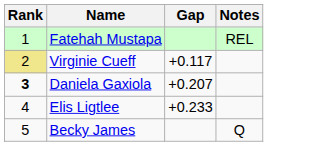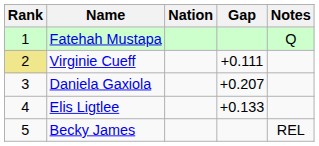+ column: (191, 15)
(239, 38) REL -> (291, 38) Q
(191, 61) +0.117 -> (242, 61) +0.111
(25, 84) bold -> (25, 84) normal
(191, 107) +0.233 -> (242, 107) +0.133
(239, 130) Q -> (291, 130) REL
